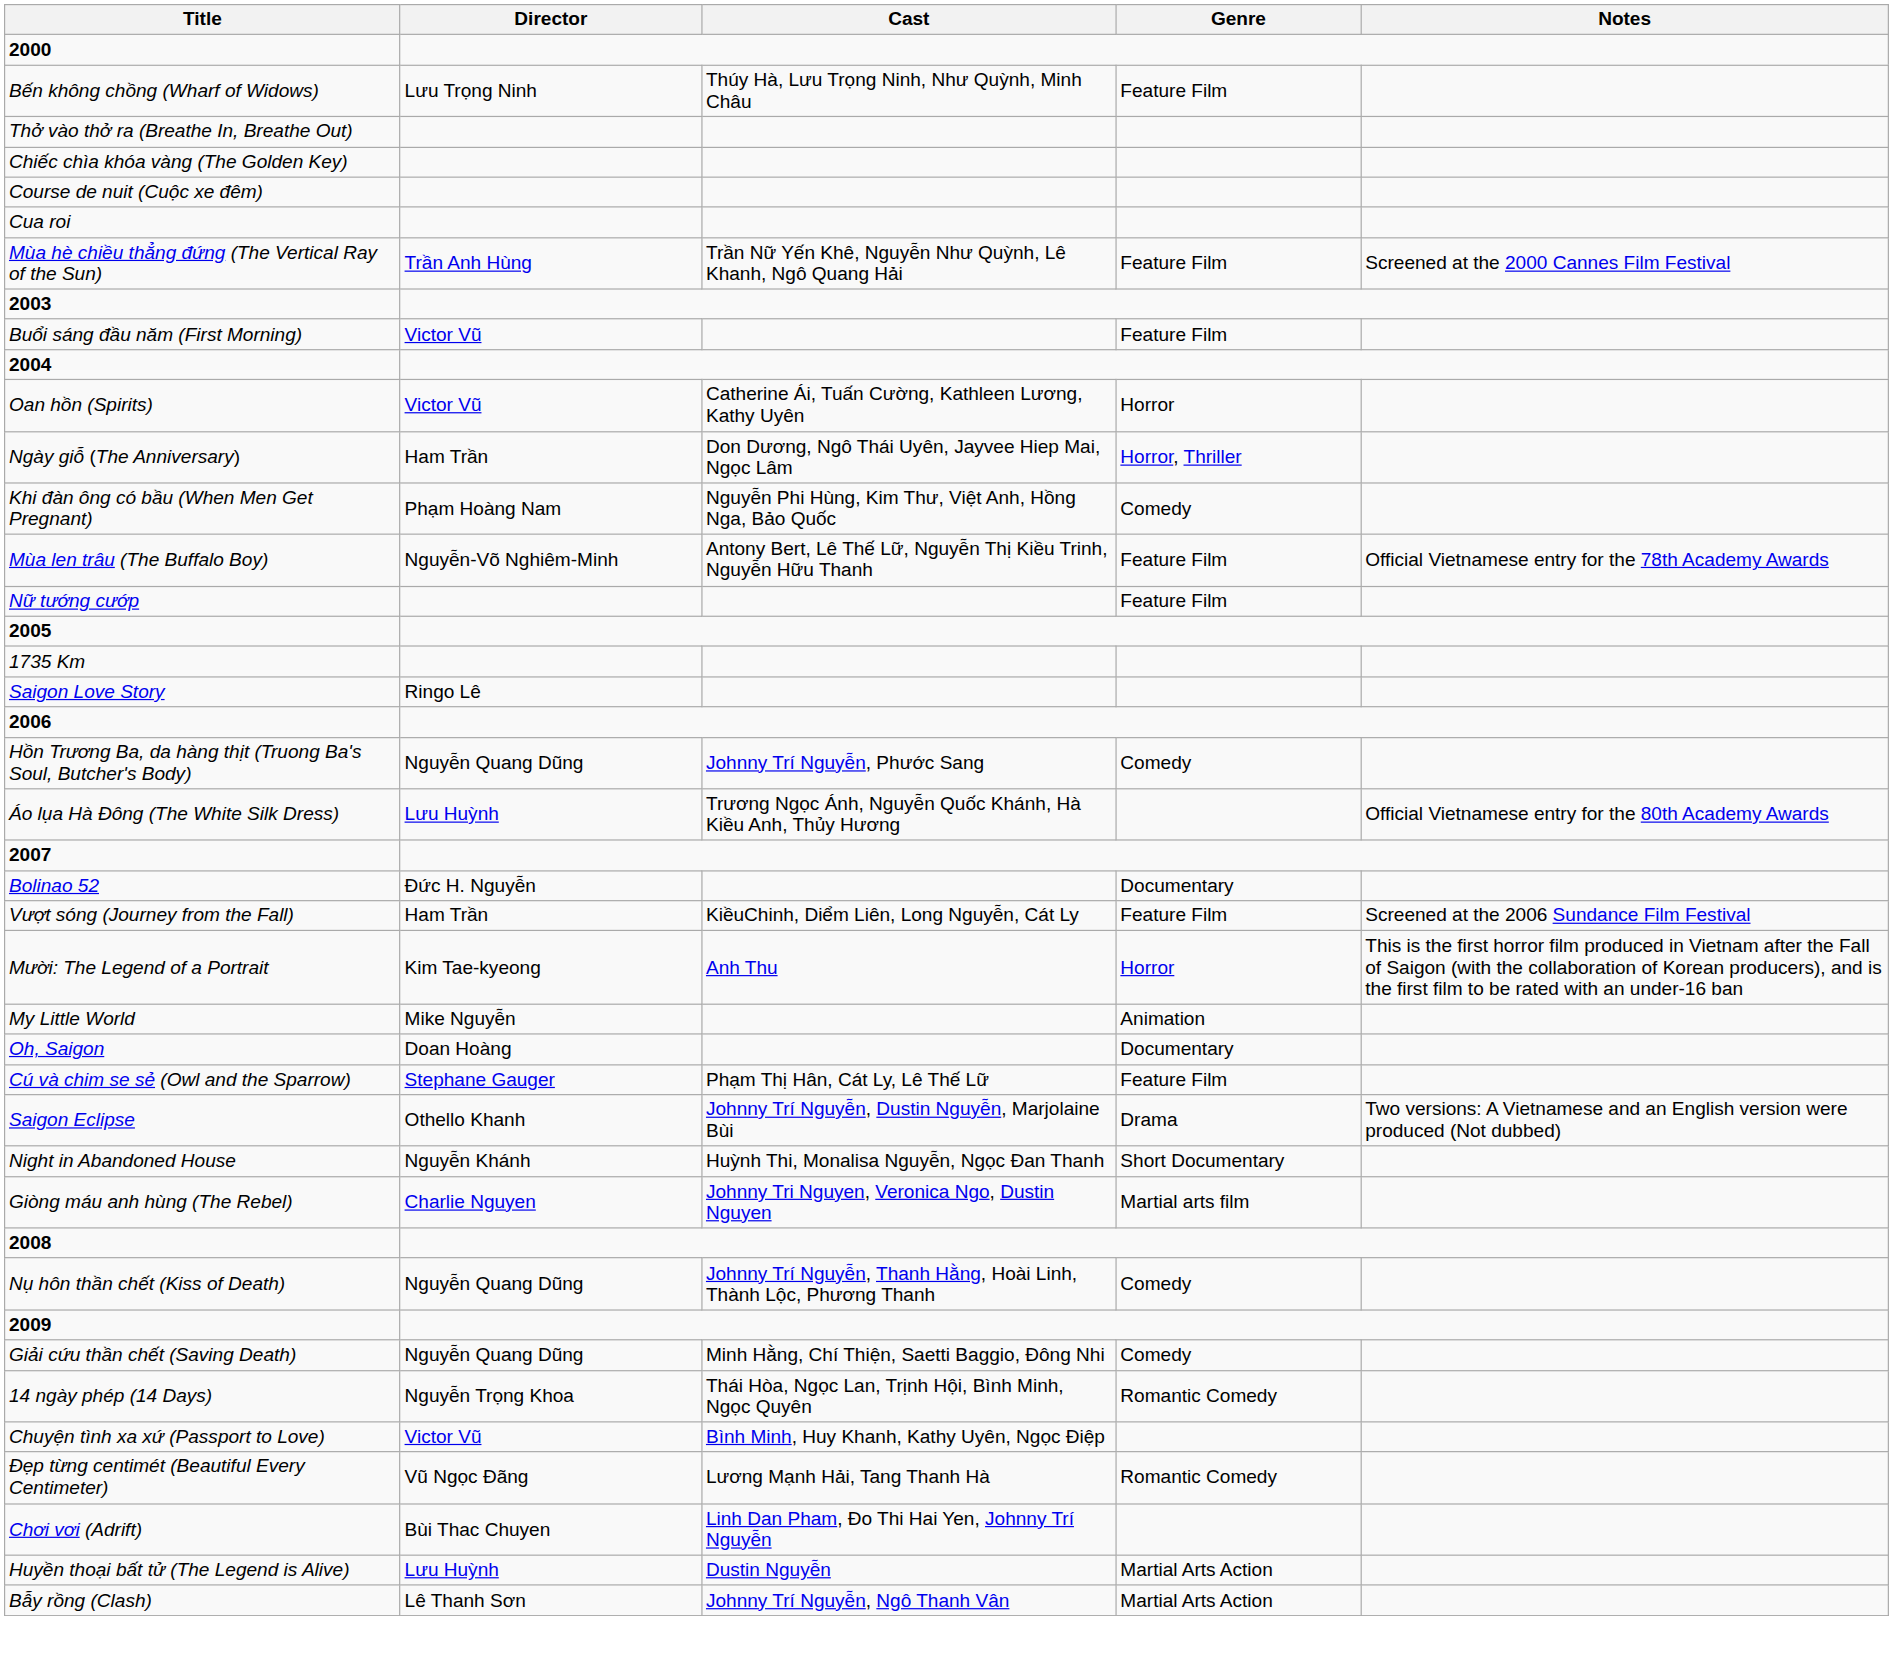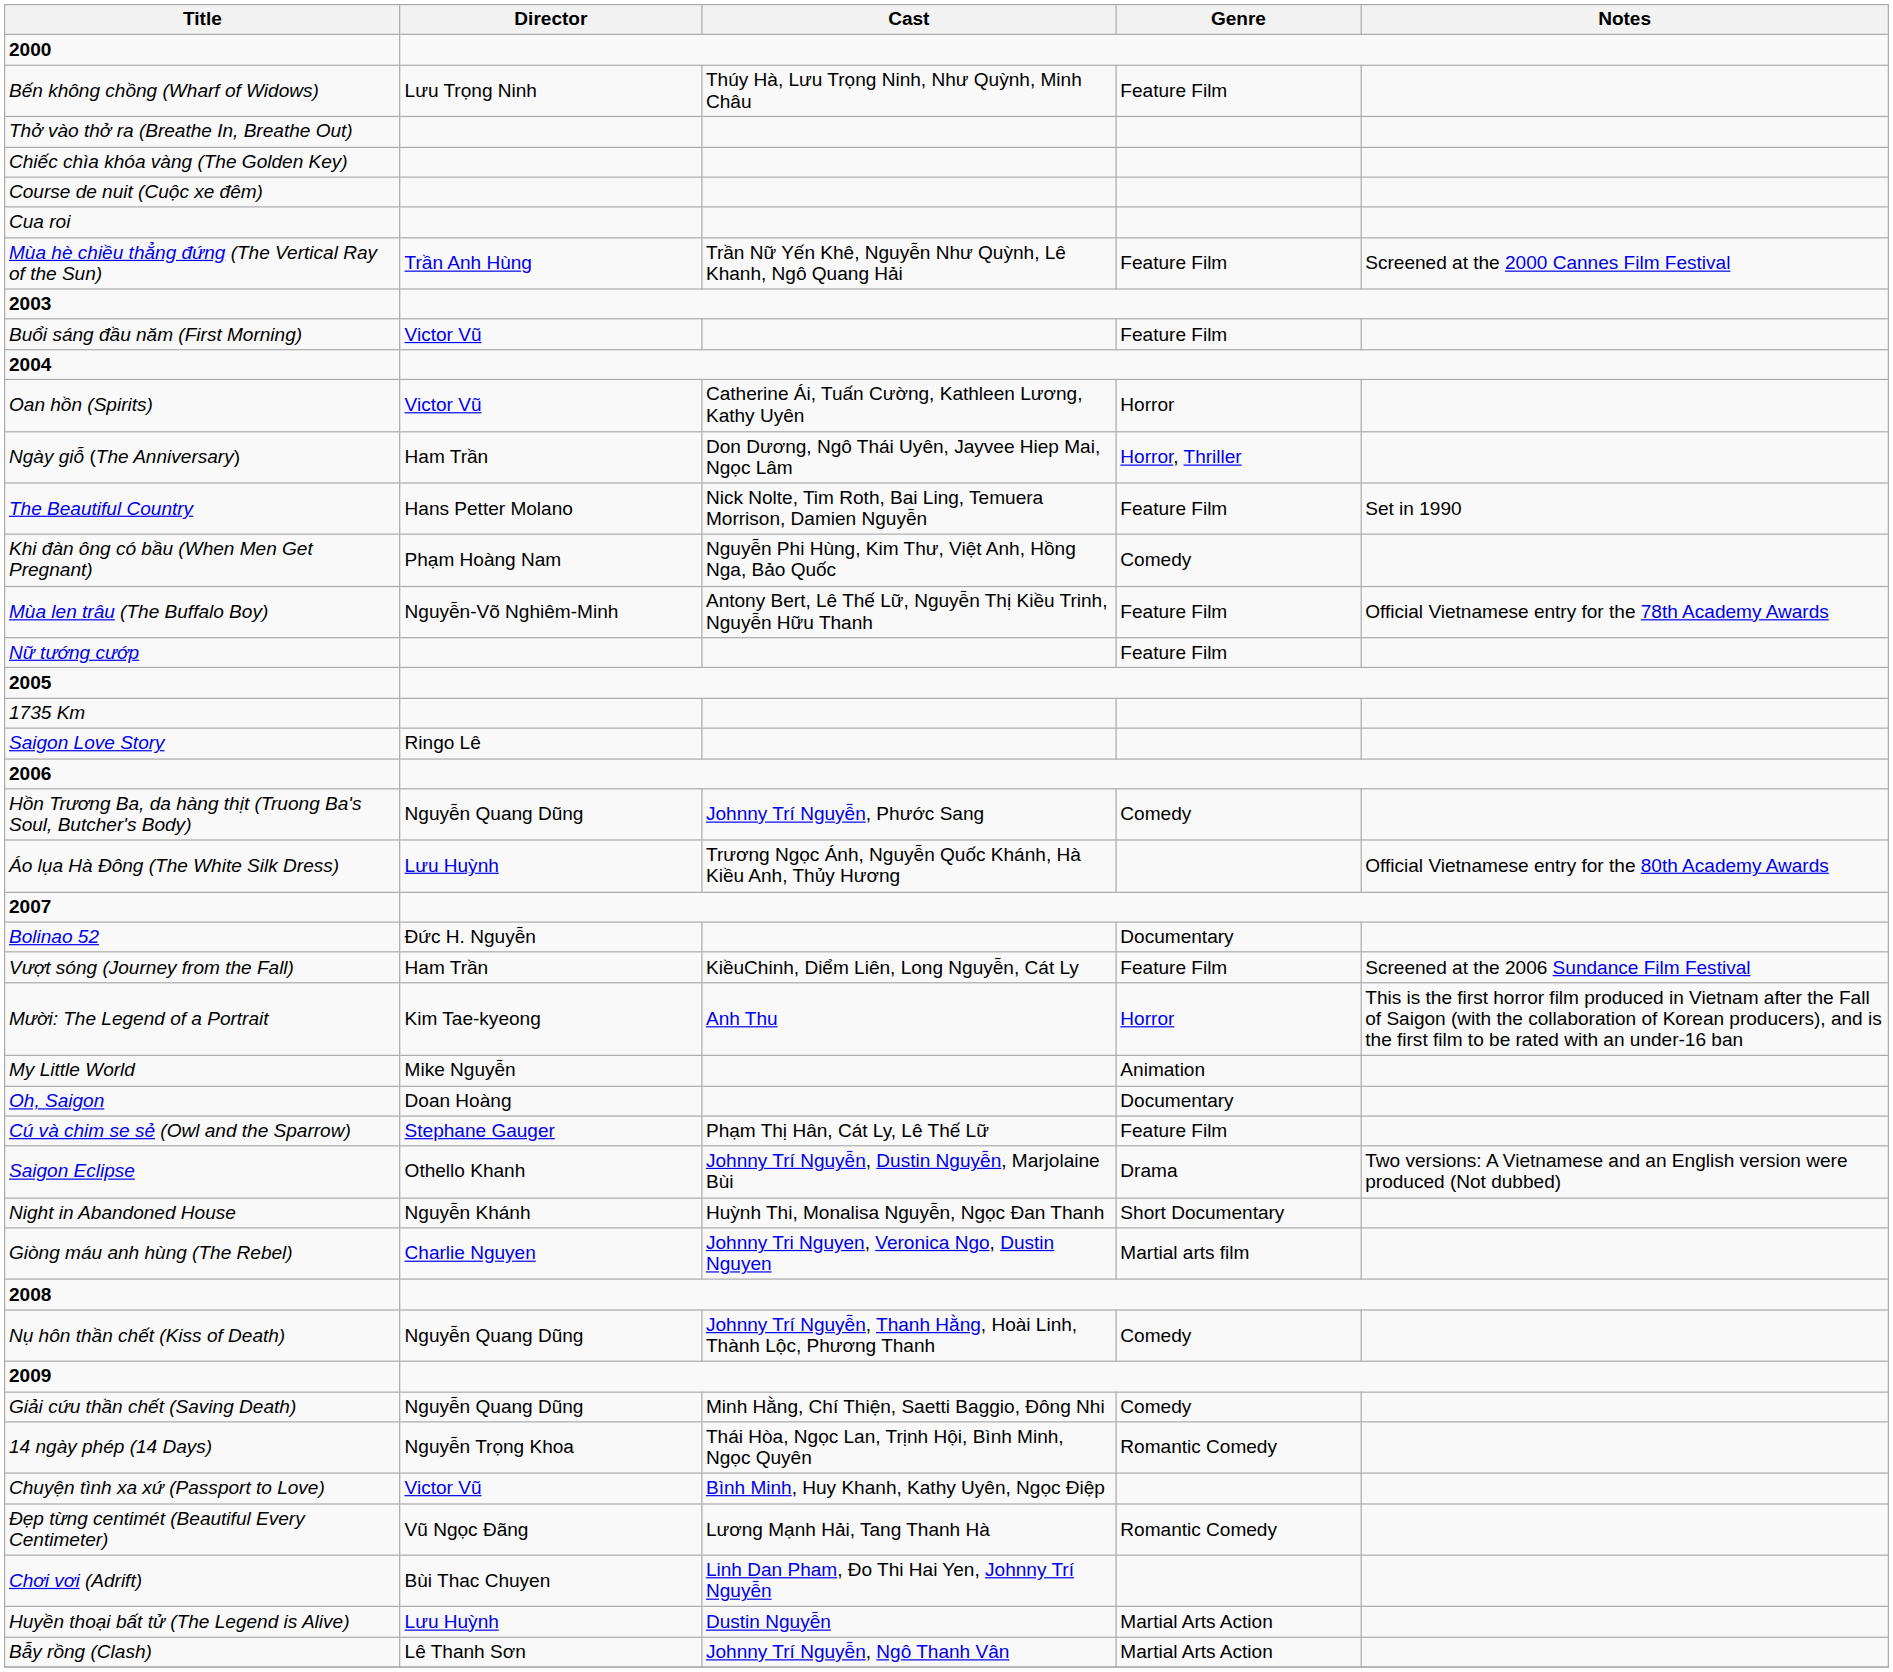+ row: (101, 508)
